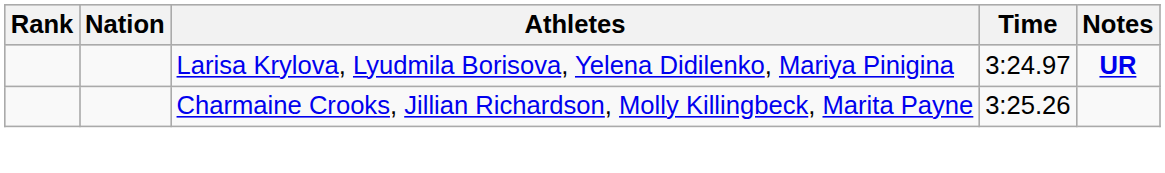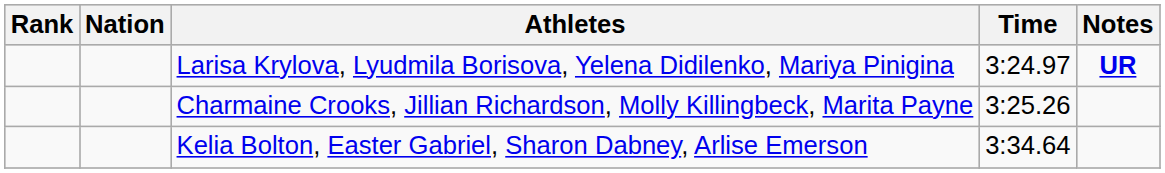+ row: (522, 146)
